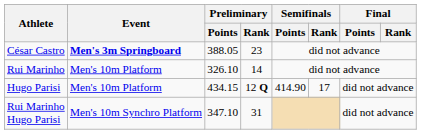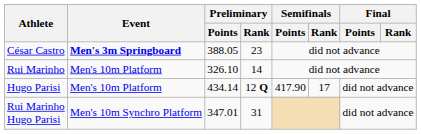(223, 88) 434.15 -> (223, 88) 434.14
(290, 88) 414.90 -> (290, 88) 417.90
(223, 113) 347.10 -> (223, 113) 347.01
